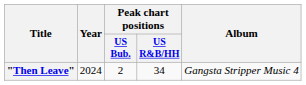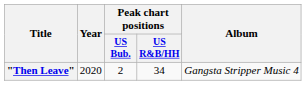(91, 71) 2024 -> (91, 71) 2020
